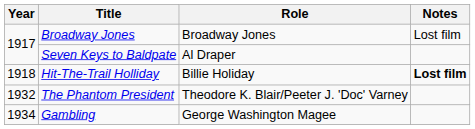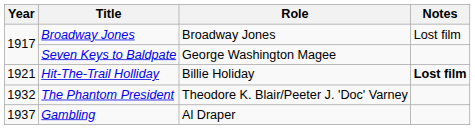(209, 54) Al Draper -> (259, 54) George Washington Magee
(21, 74) 1918 -> (21, 74) 1921
(21, 114) 1934 -> (21, 114) 1937
(259, 114) George Washington Magee -> (209, 114) Al Draper
